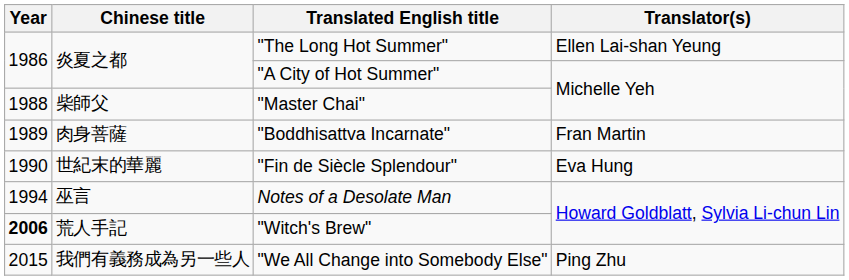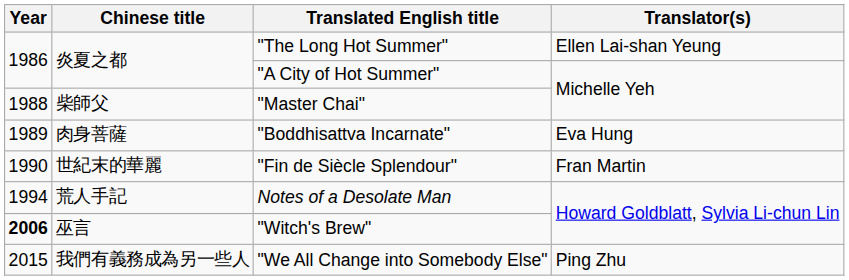(601, 135) Fran Martin -> (594, 135) Eva Hung
(594, 166) Eva Hung -> (601, 166) Fran Martin
(73, 196) 巫言 -> (91, 196) 荒人手記
(91, 228) 荒人手記 -> (73, 228) 巫言
